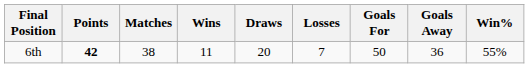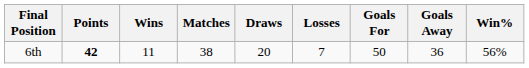columns swapped: (149, 23) <-> (206, 23)
(495, 52) 55% -> (495, 52) 56%
